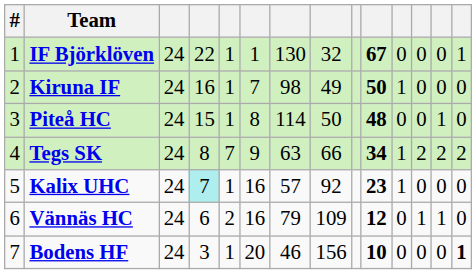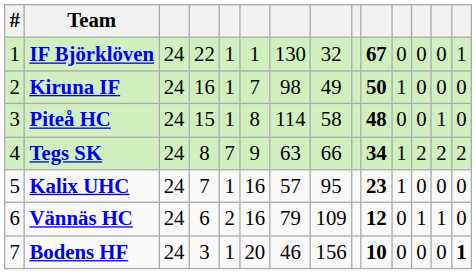(331, 119) 50 -> (331, 119) 58
(204, 185) paleturquoise background -> (204, 185) no background
(331, 185) 92 -> (331, 185) 95
